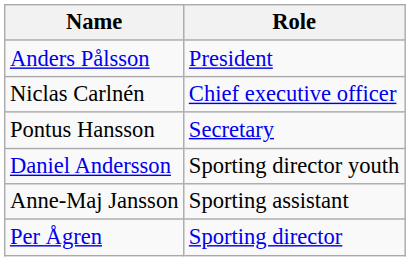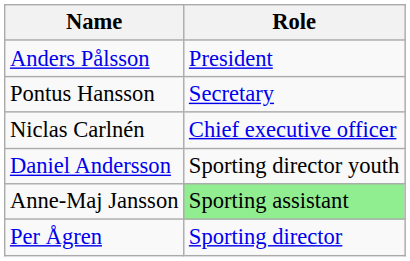rows swapped: (77, 93) <-> (82, 129)
(269, 201) no background -> (269, 201) lightgreen background
